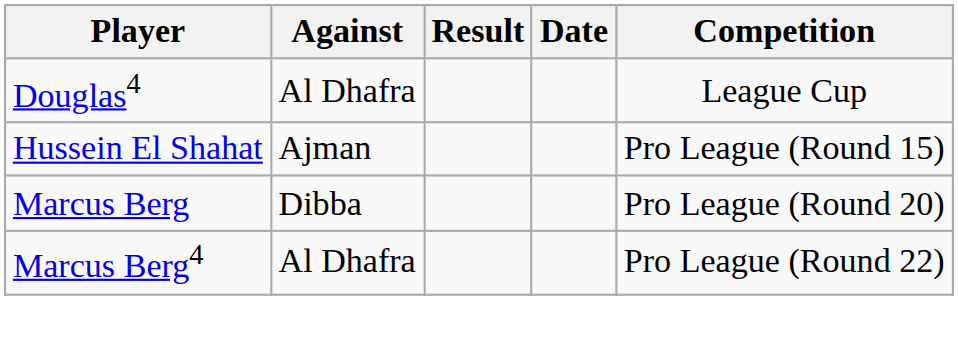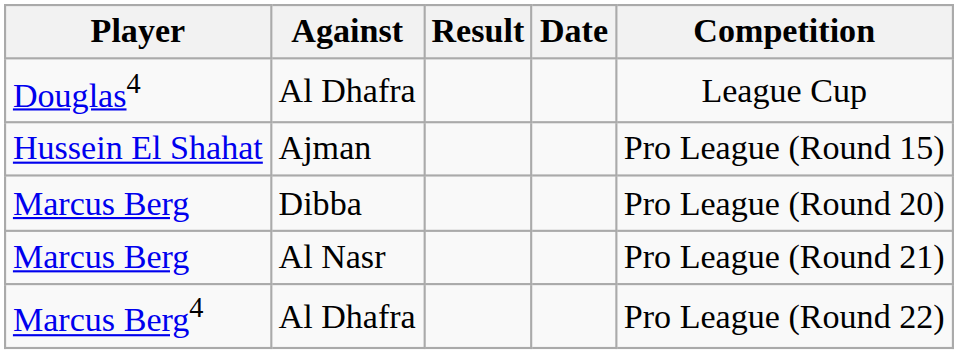+ row: (101, 256)
